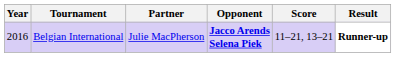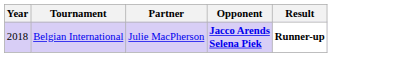- column: (304, 13)
(18, 37) 2016 -> (18, 37) 2018
